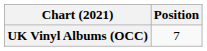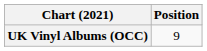(176, 35) 7 -> (176, 35) 9
